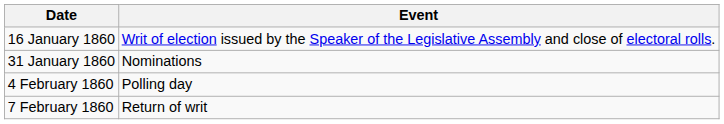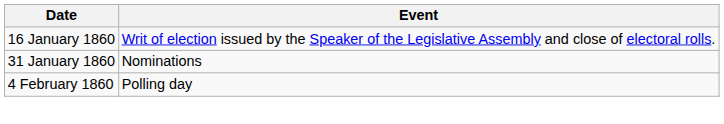- row: (61, 107)
